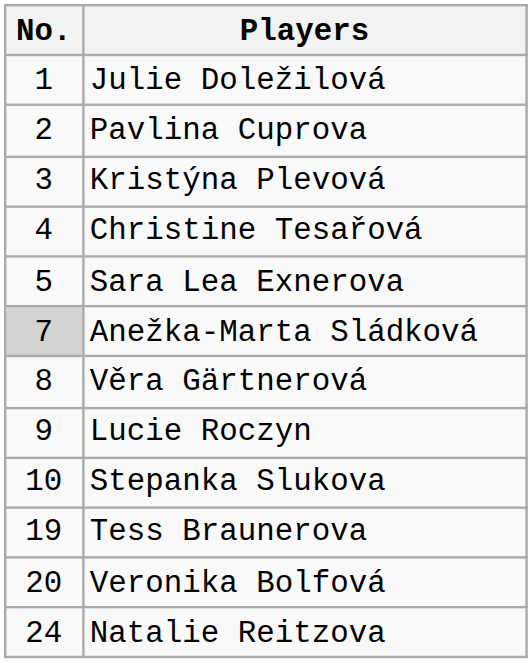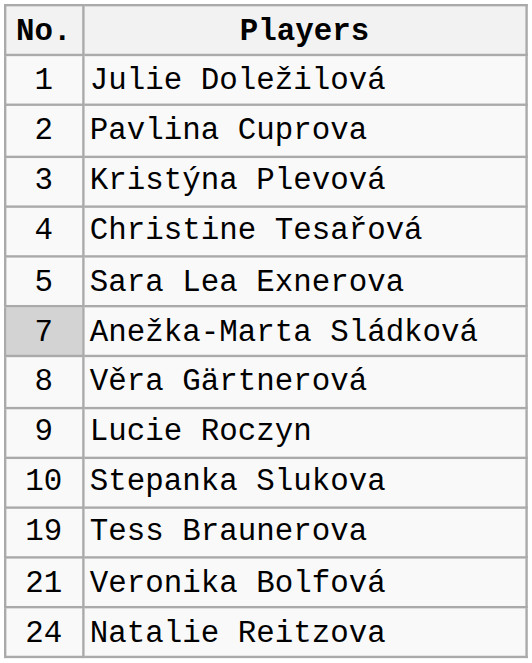(44, 583) 20 -> (44, 583) 21
